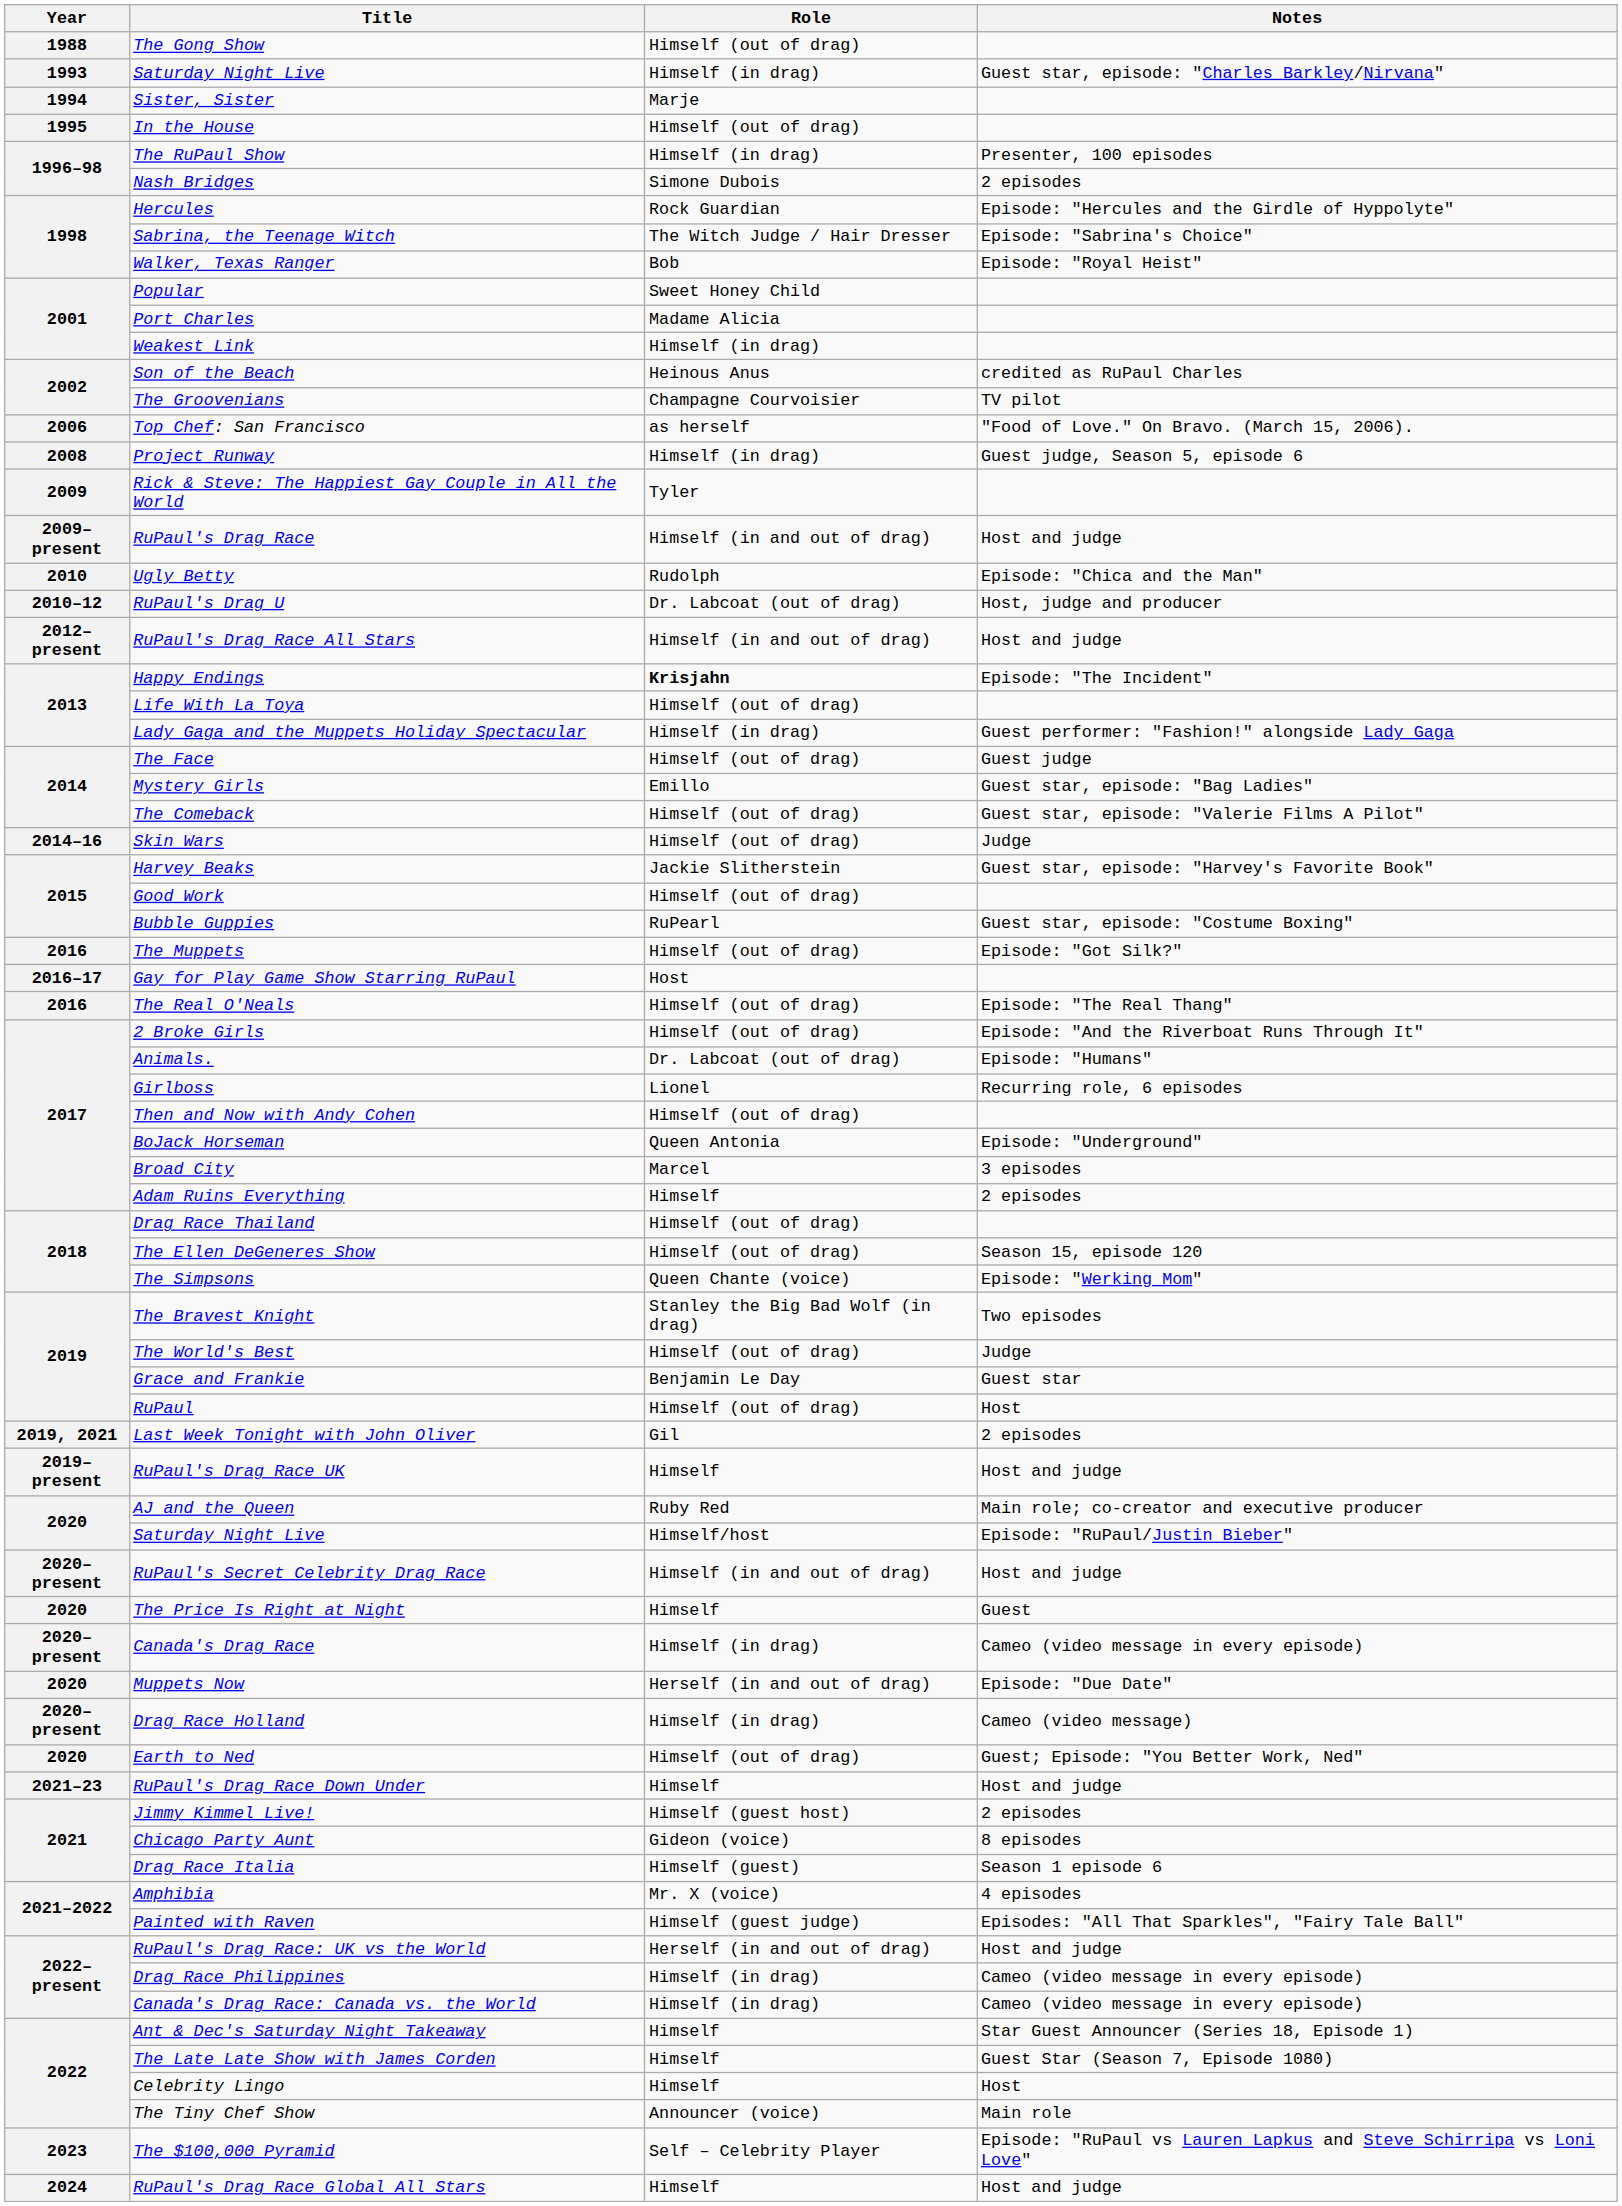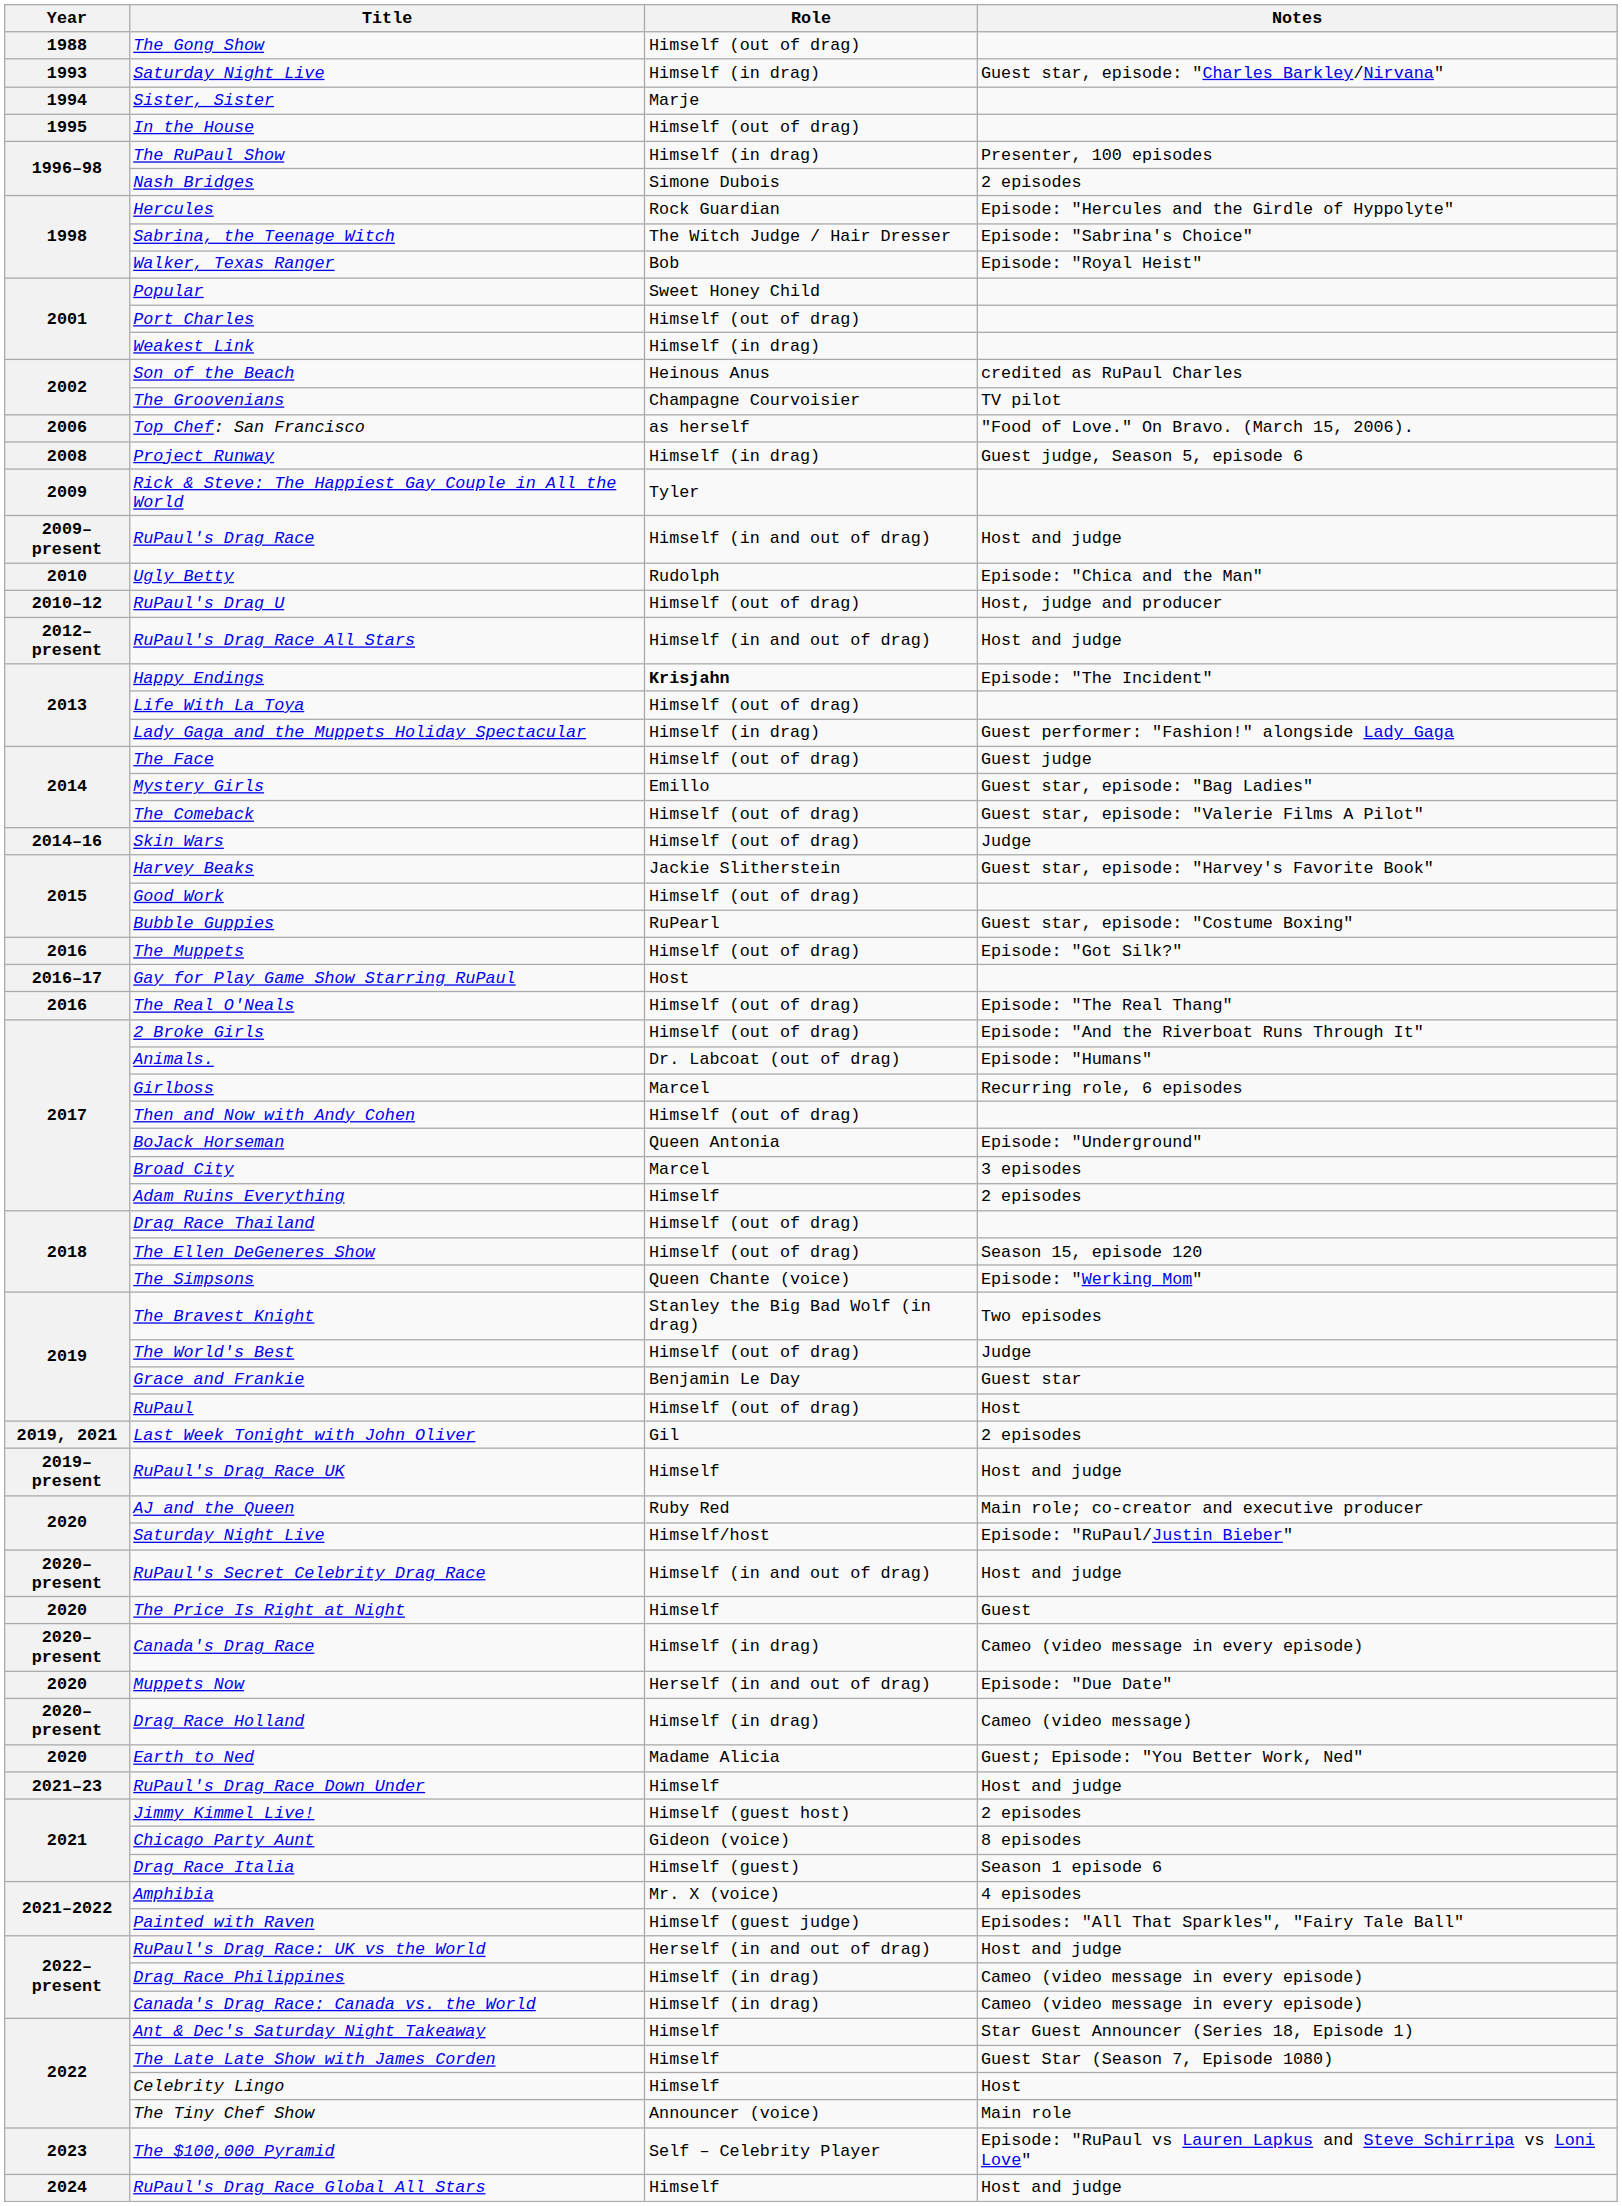(714, 319) Madame Alicia -> (755, 319) Himself (out of drag)
(775, 604) Dr. Labcoat (out of drag) -> (755, 604) Himself (out of drag)
(679, 1088) Lionel -> (679, 1088) Marcel
(755, 1758) Himself (out of drag) -> (714, 1758) Madame Alicia
